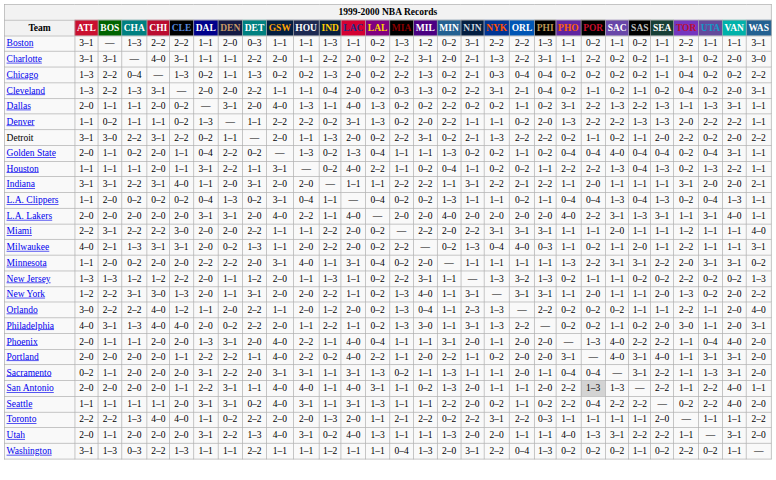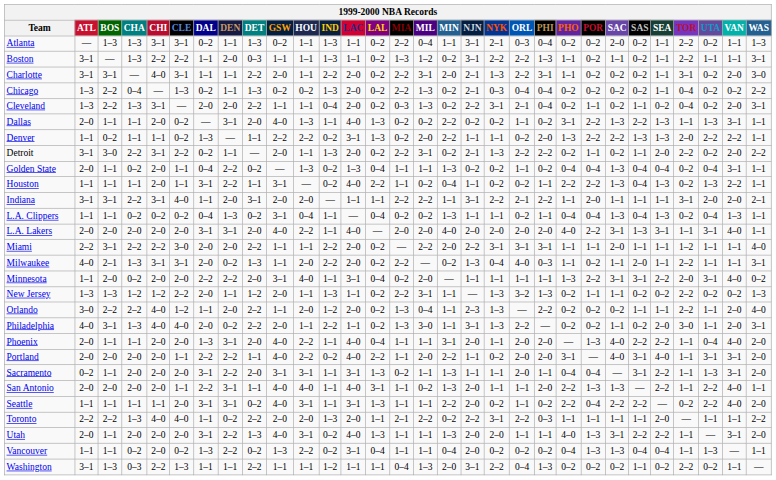+ row: (21, 44)
(593, 59) 2–2 -> (593, 75) 0–2
(617, 153) 4–0 -> (617, 169) 1–3
(110, 200) 2–0 -> (110, 216) 1–1
(734, 263) 3–1 -> (734, 279) 4–0
- row: (26, 294)
(593, 388) lightgrey background -> (593, 388) no background
+ row: (27, 451)
